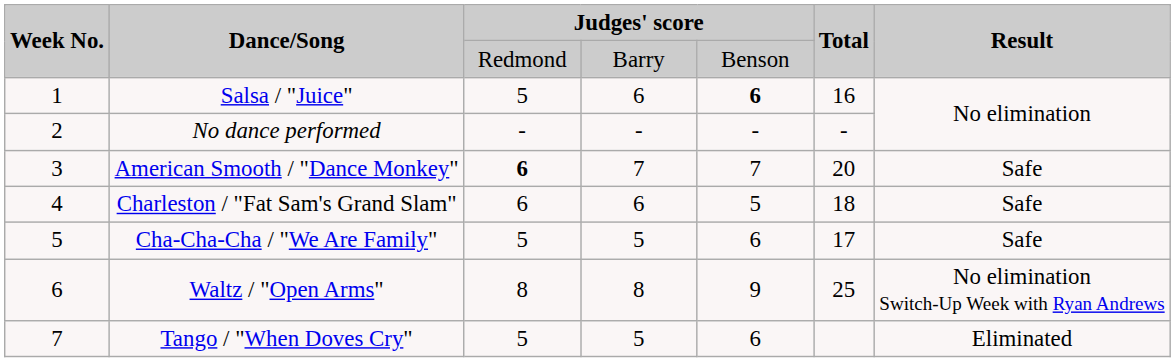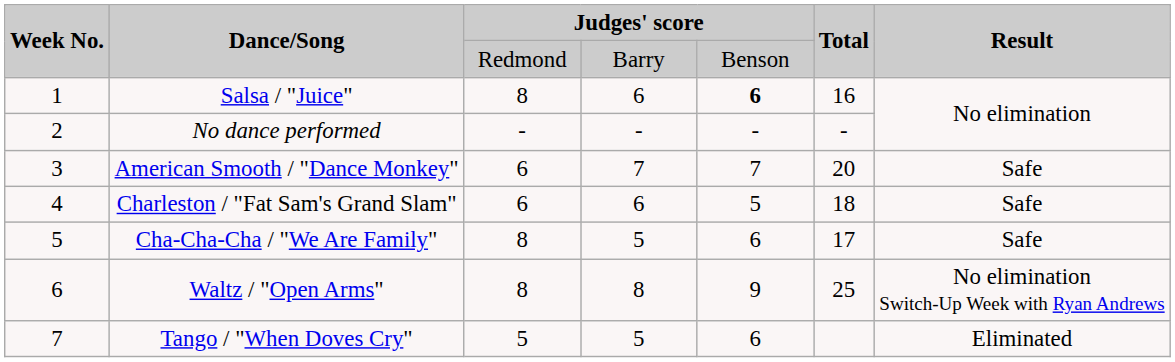(522, 95) 5 -> (522, 95) 8
(522, 167) bold -> (522, 167) normal
(522, 240) 5 -> (522, 240) 8
